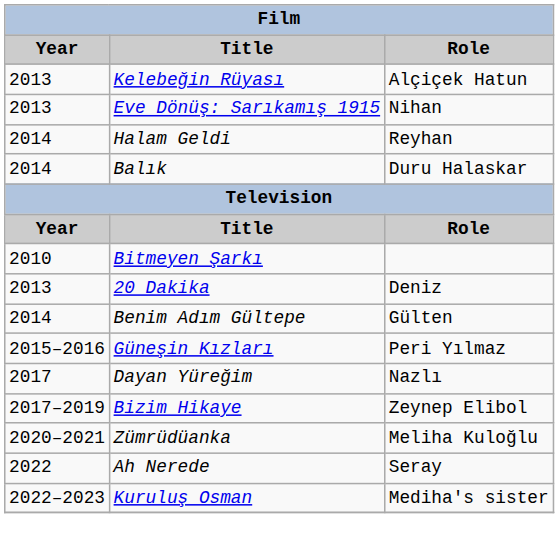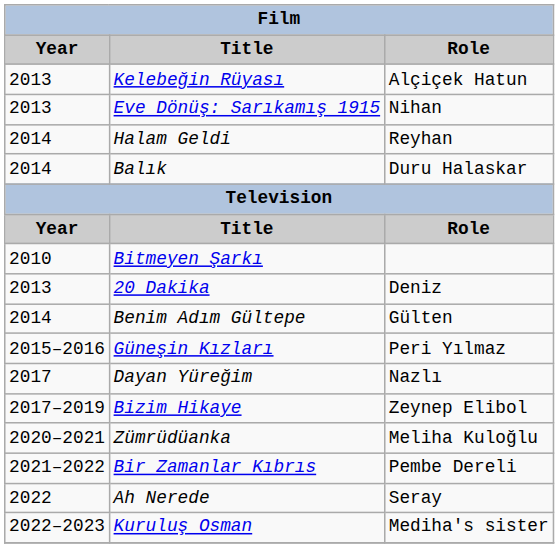+ row: (215, 468)
